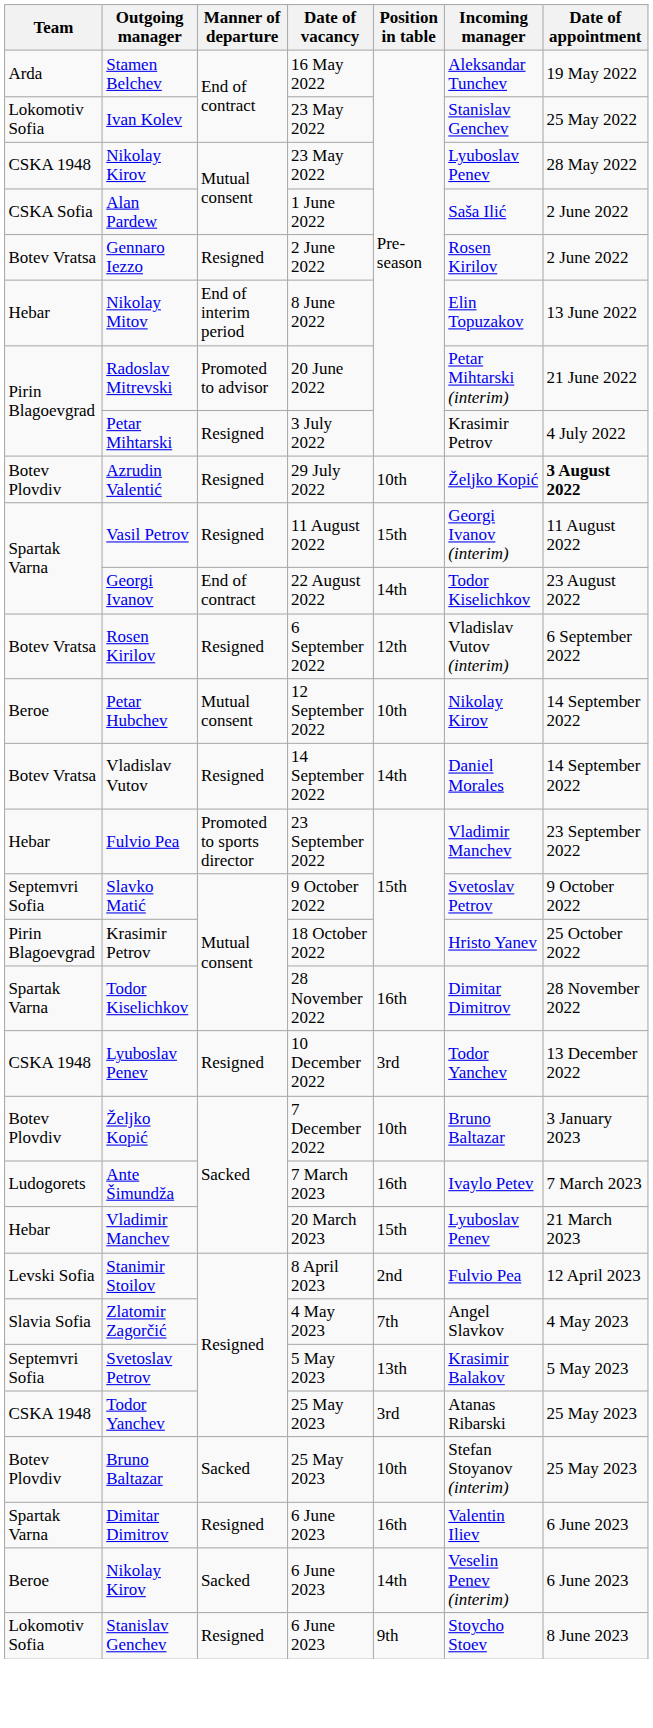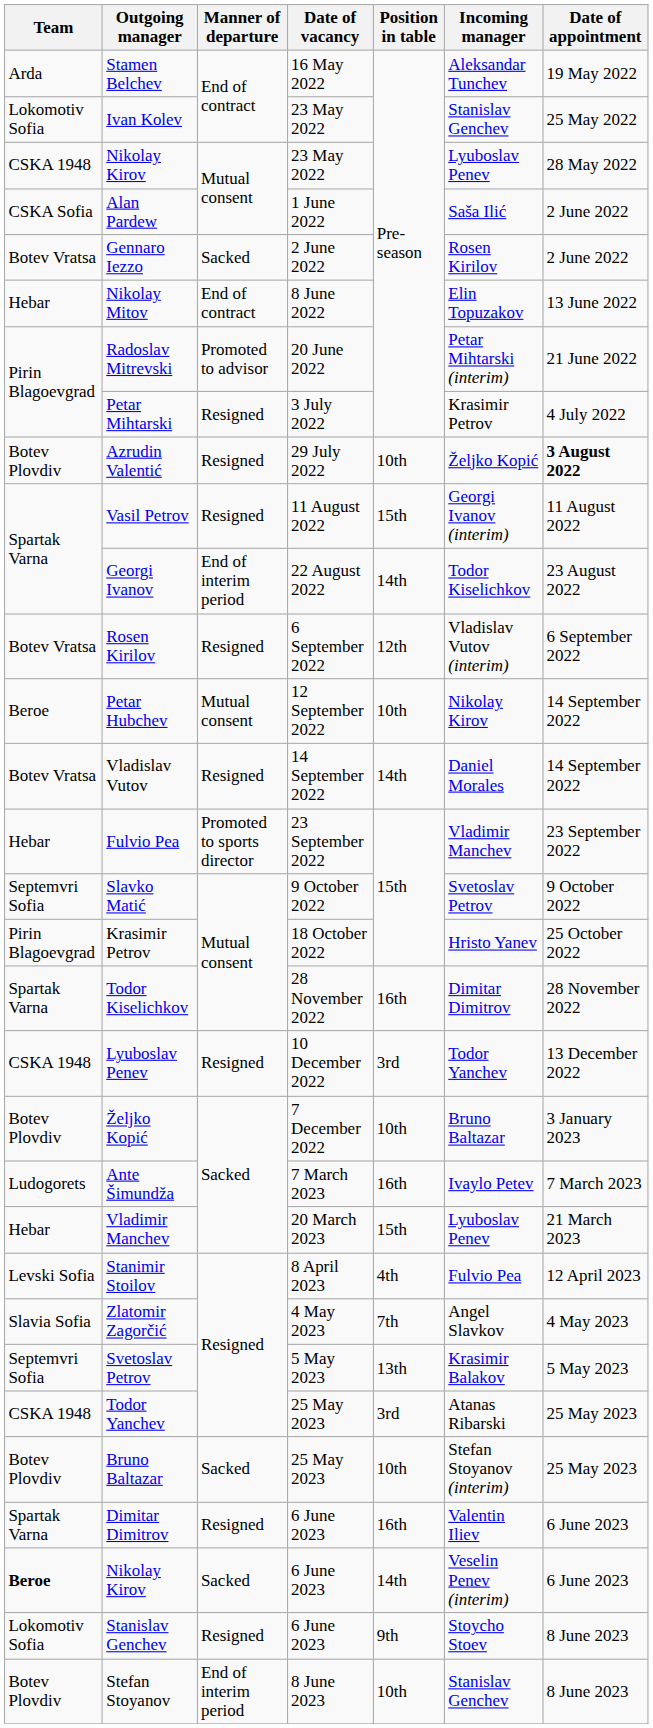(232, 257) Resigned -> (225, 257) Sacked
(225, 312) End of interim period -> (228, 303) End of contract
(228, 590) End of contract -> (225, 580) End of interim period
(390, 1275) 2nd -> (388, 1275) 4th
(29, 1580) normal -> (29, 1580) bold
+ row: (138, 1691)
